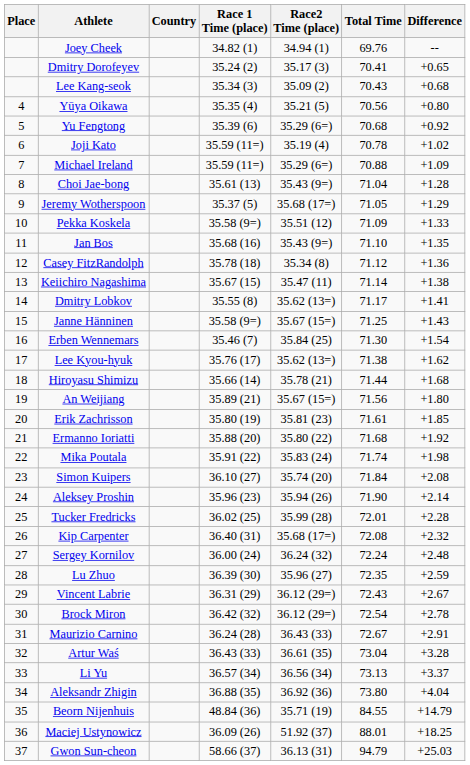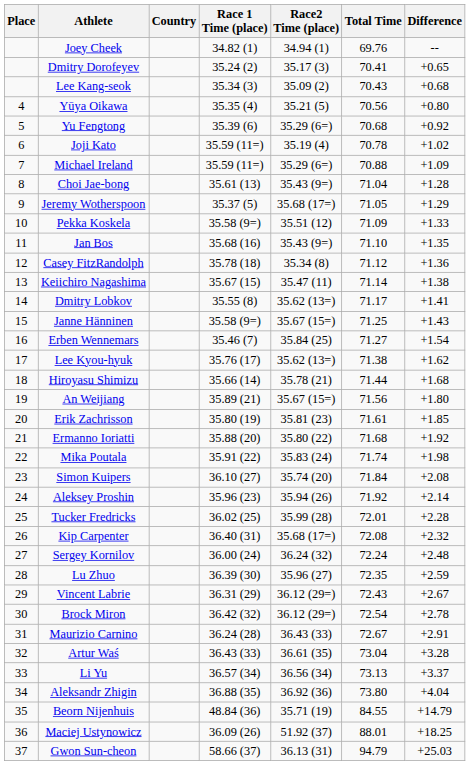(373, 340) 71.30 -> (373, 340) 71.27
(373, 497) 71.90 -> (373, 497) 71.92
